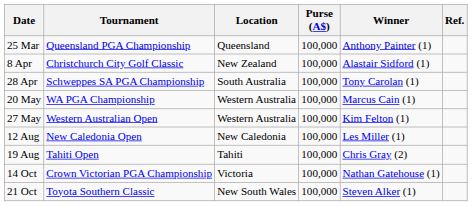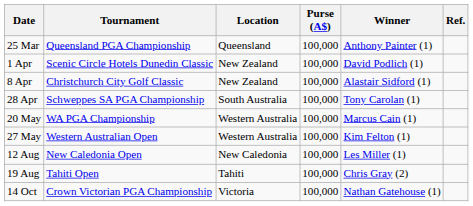+ row: (19, 63)
- row: (22, 191)
